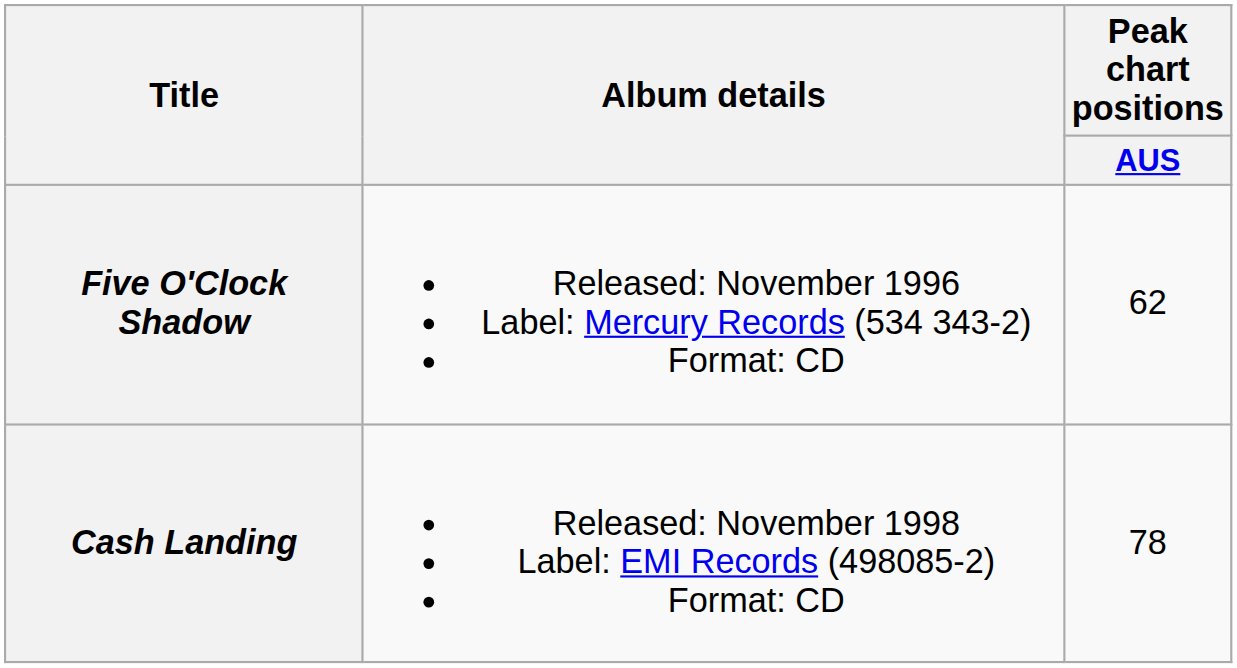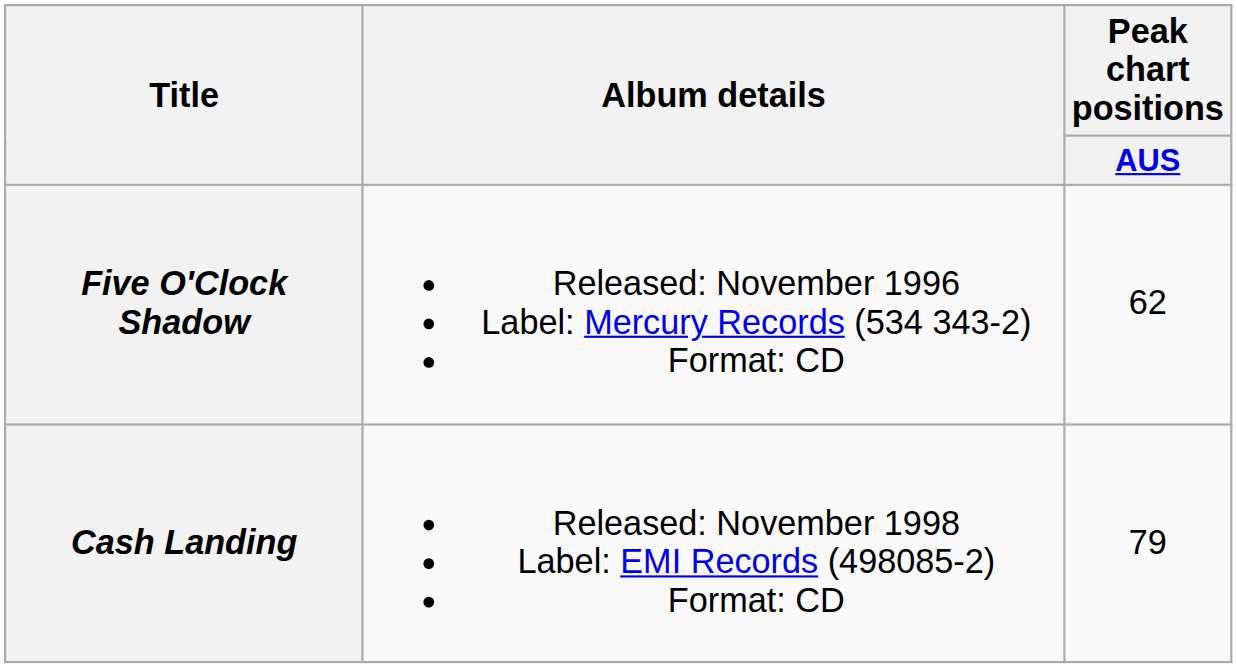(1148, 542) 78 -> (1148, 542) 79
